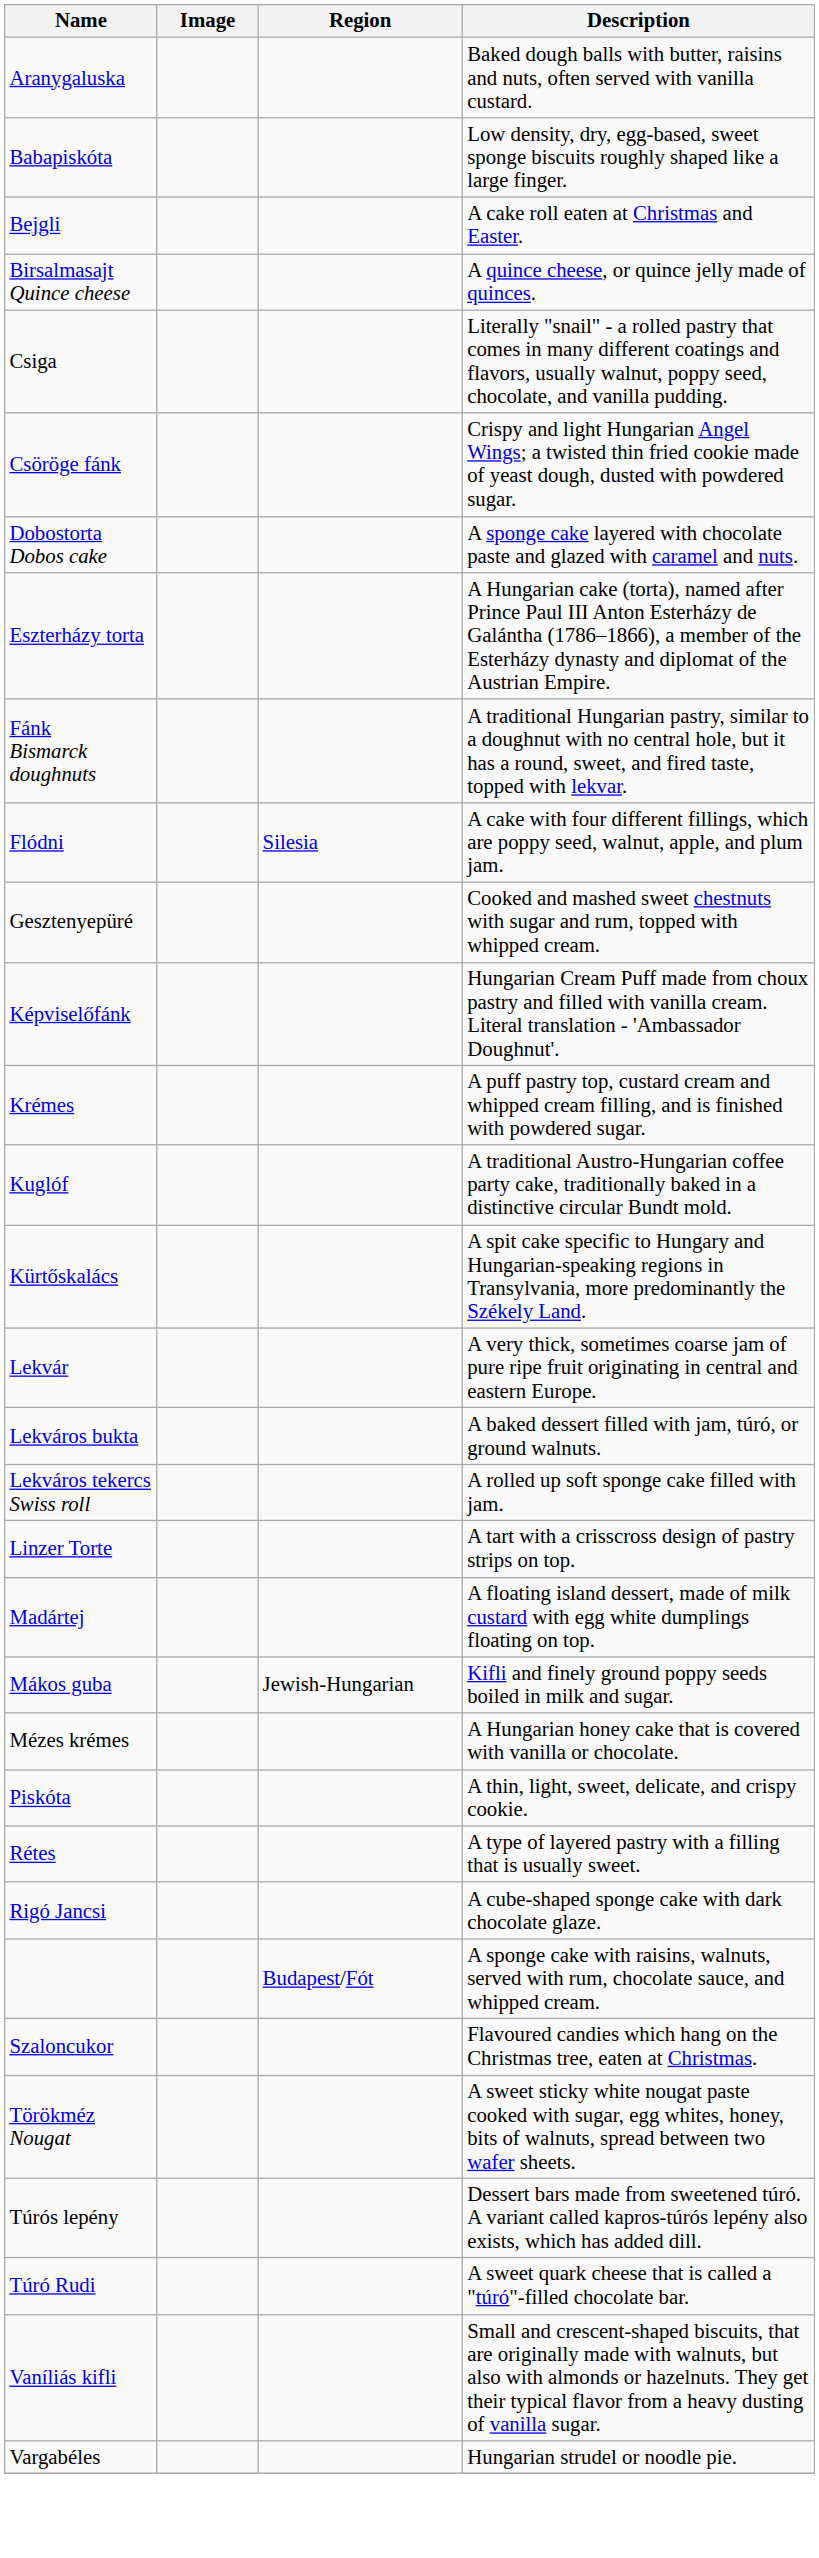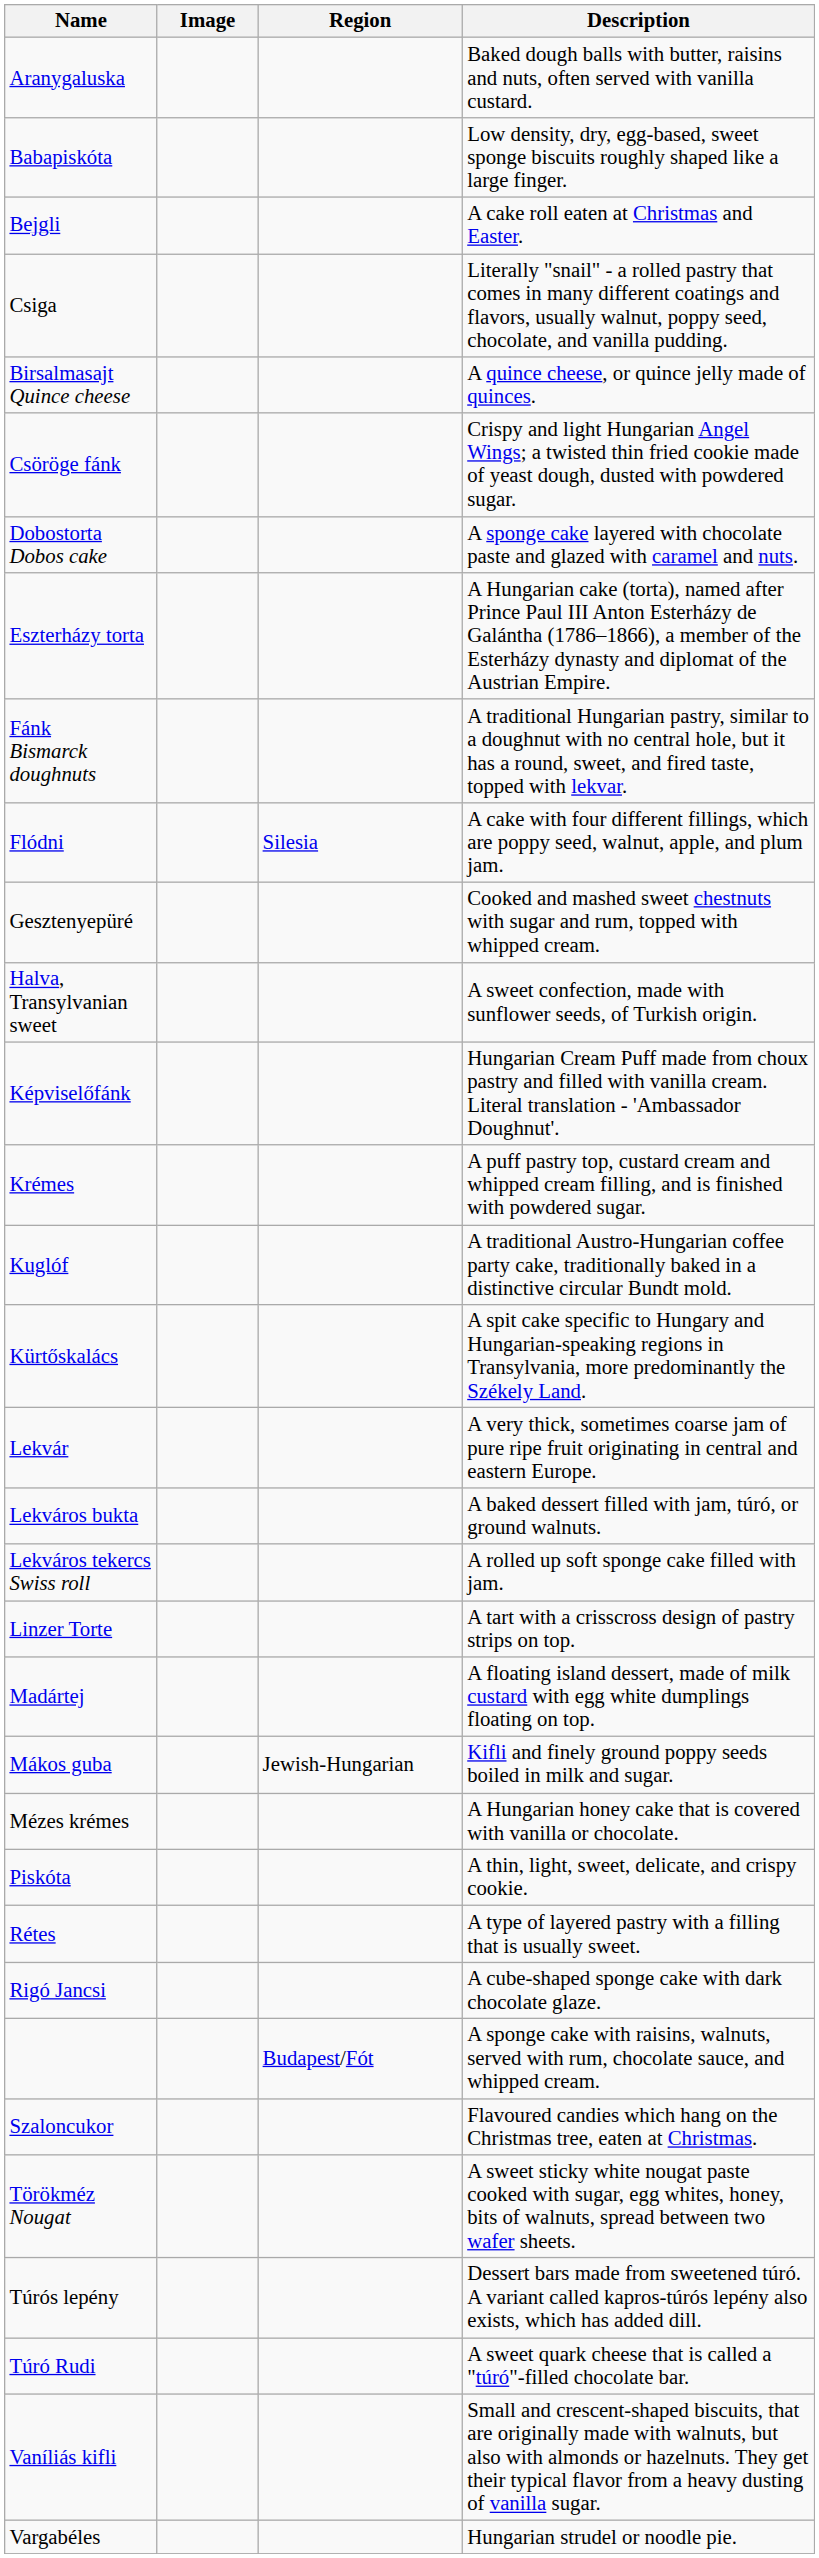rows swapped: (70, 281) <-> (33, 361)
+ row: (69, 1001)
